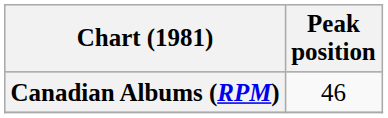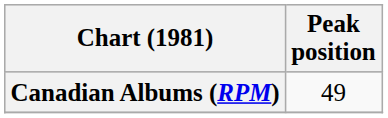(333, 91) 46 -> (333, 91) 49
